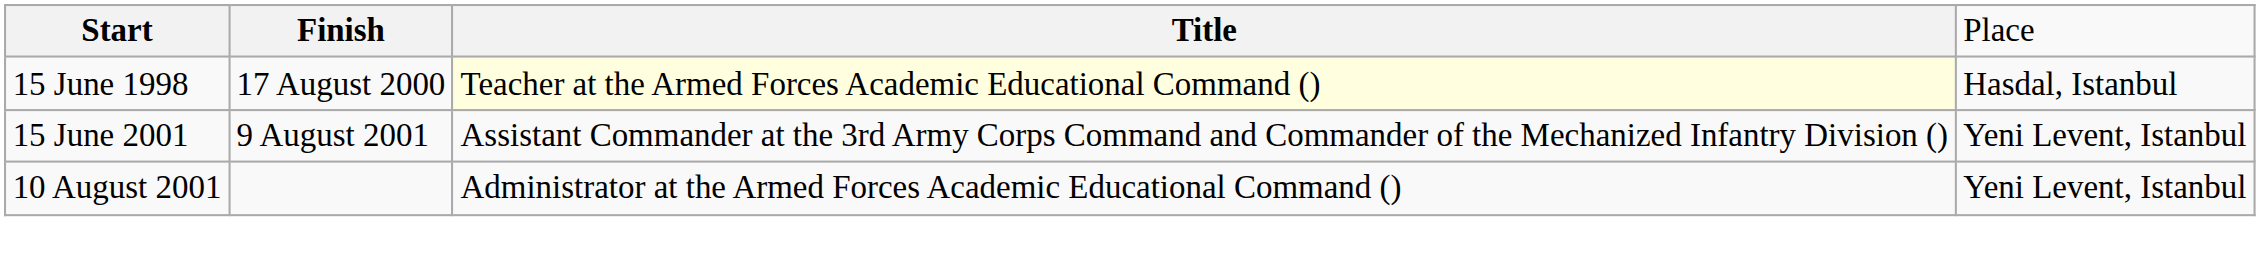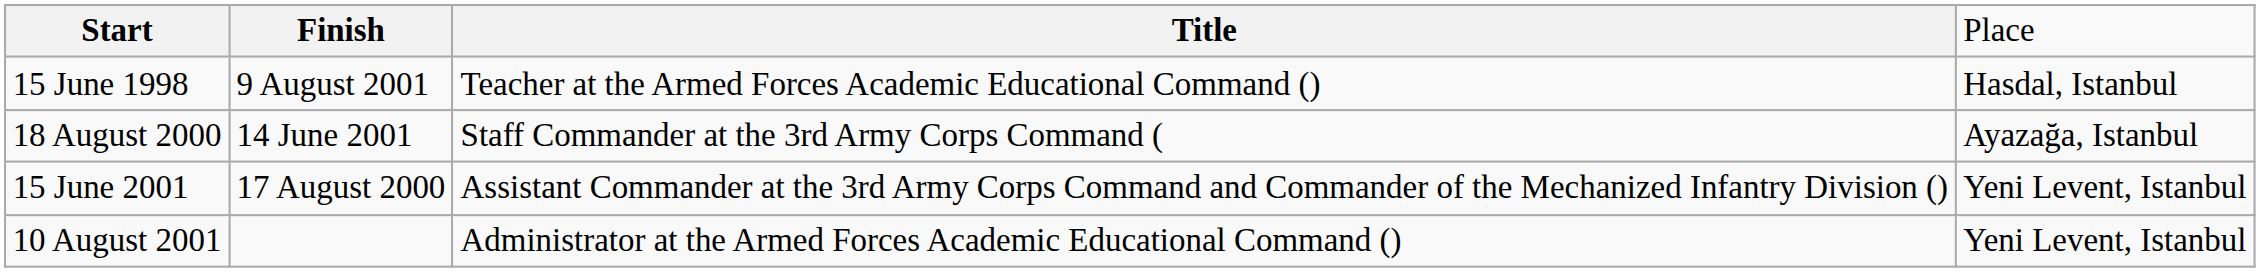(341, 82) 17 August 2000 -> (333, 82) 9 August 2001
(890, 82) lightyellow background -> (890, 82) no background
+ row: (117, 135)
(333, 135) 9 August 2001 -> (341, 187) 17 August 2000
